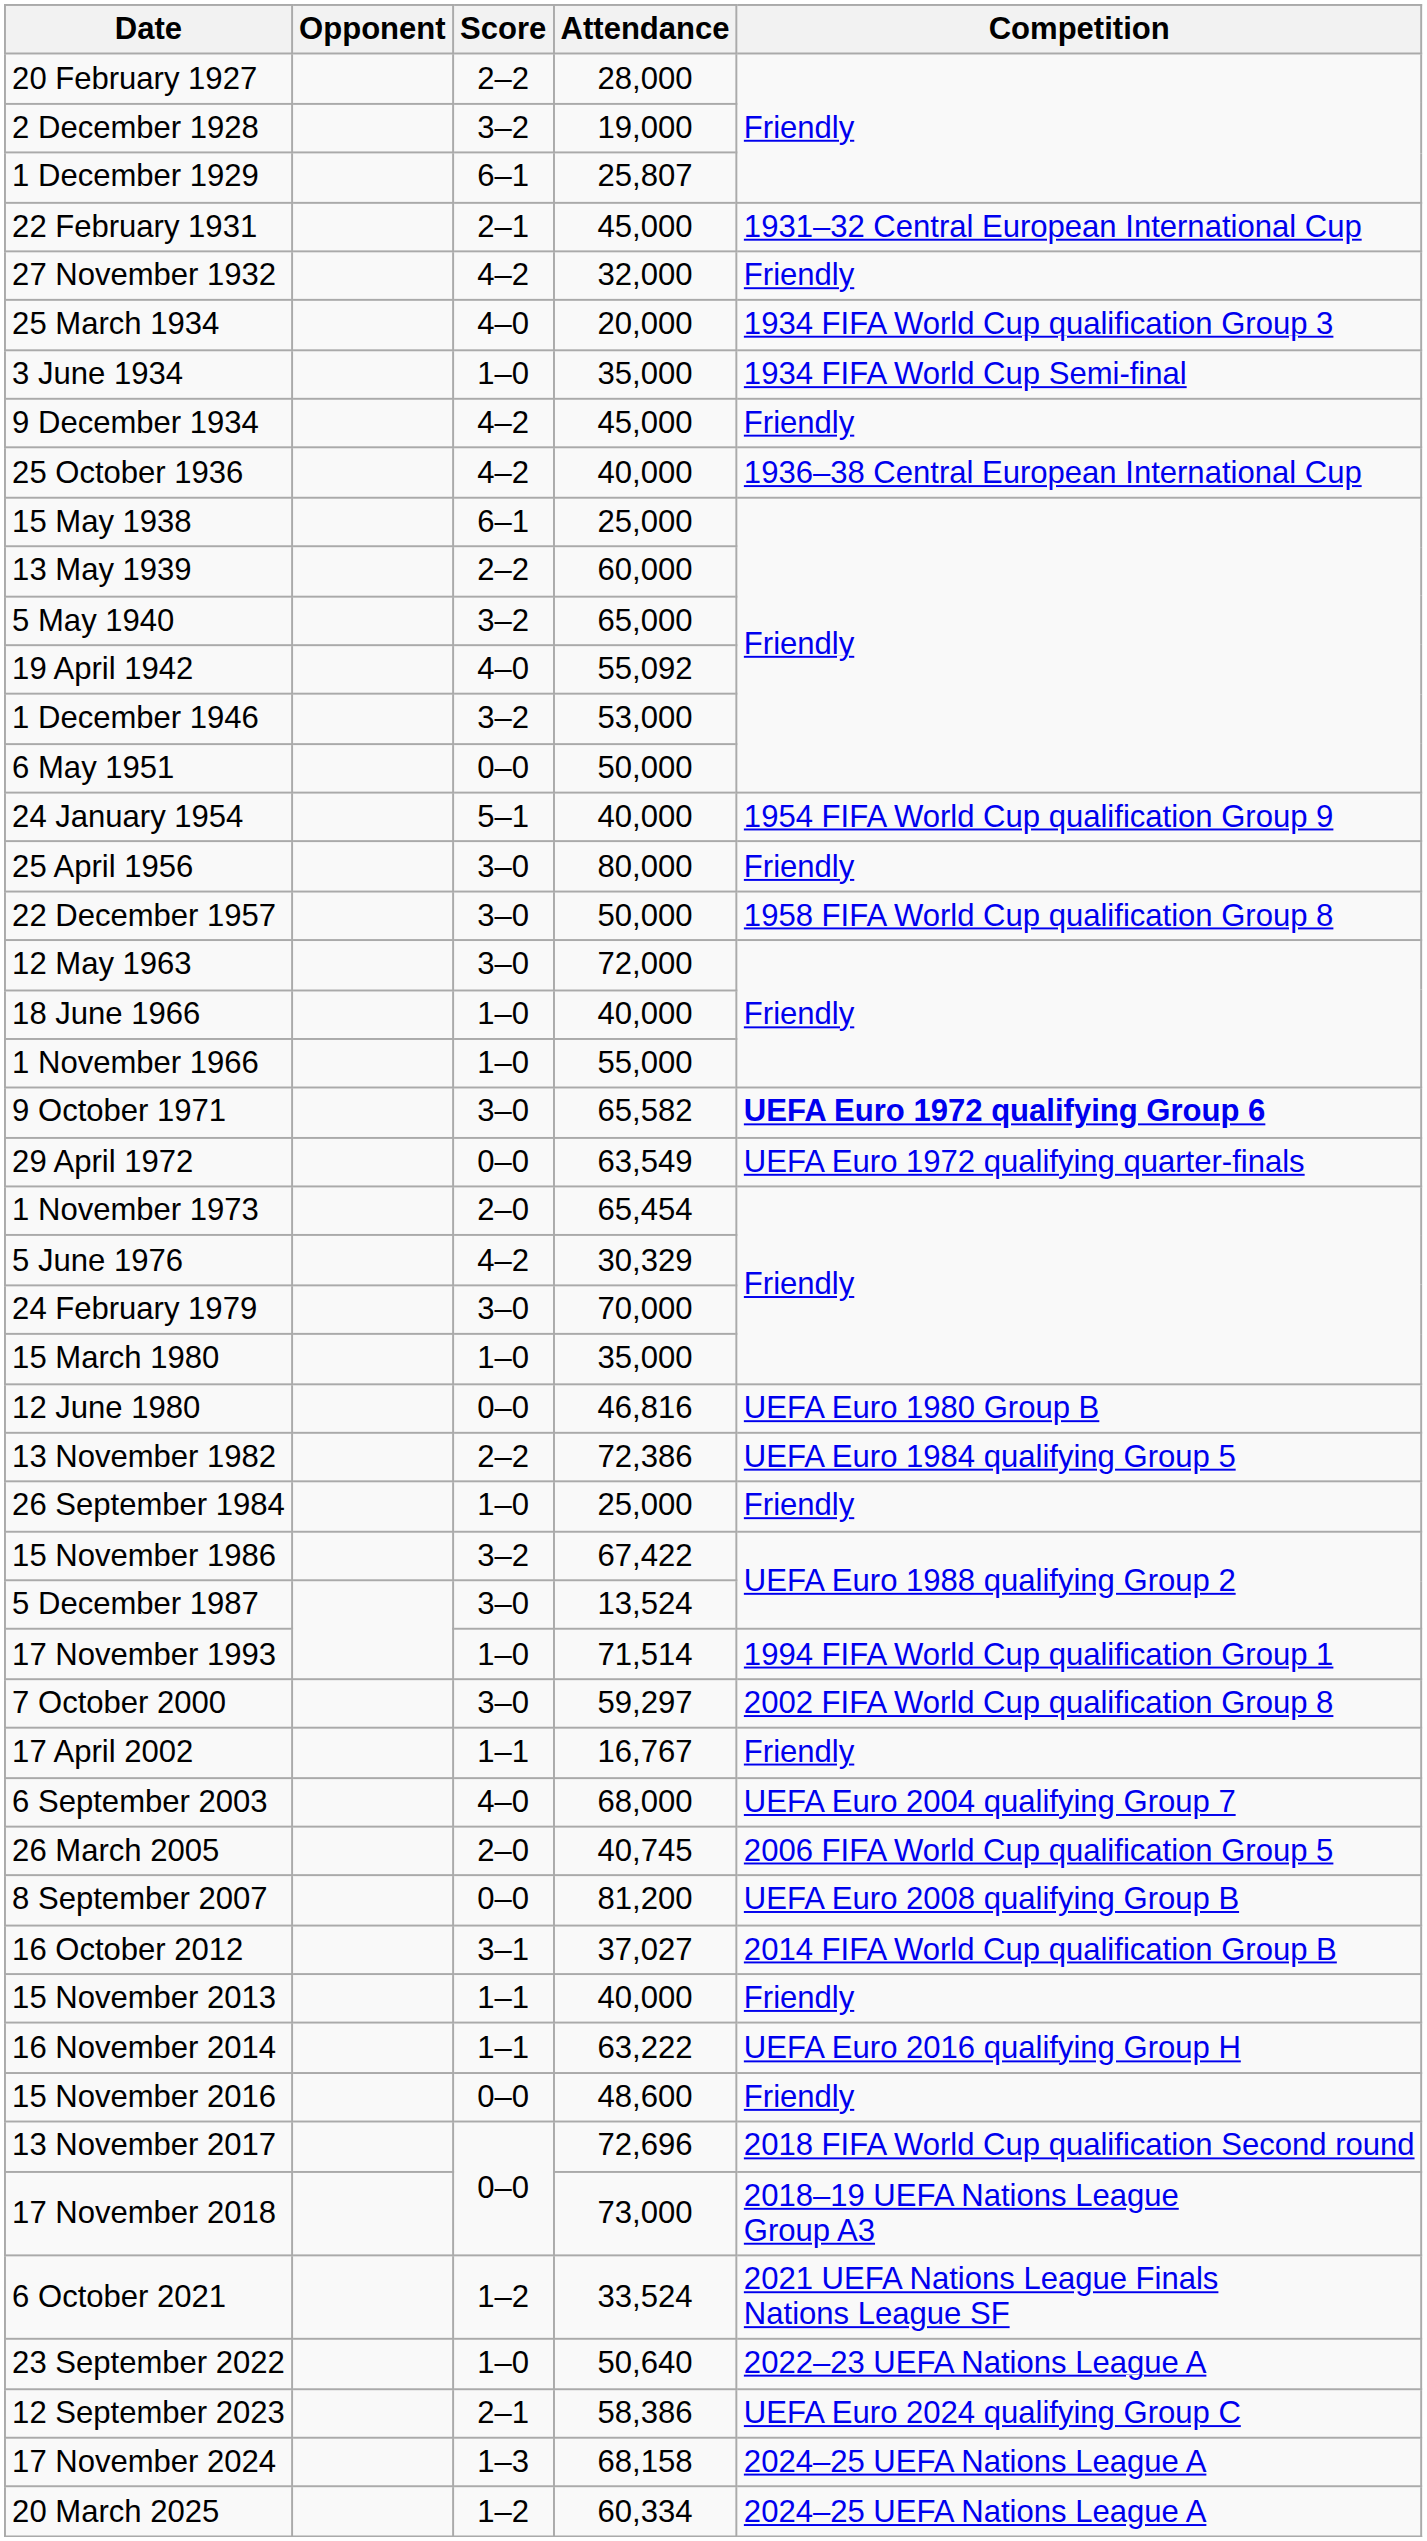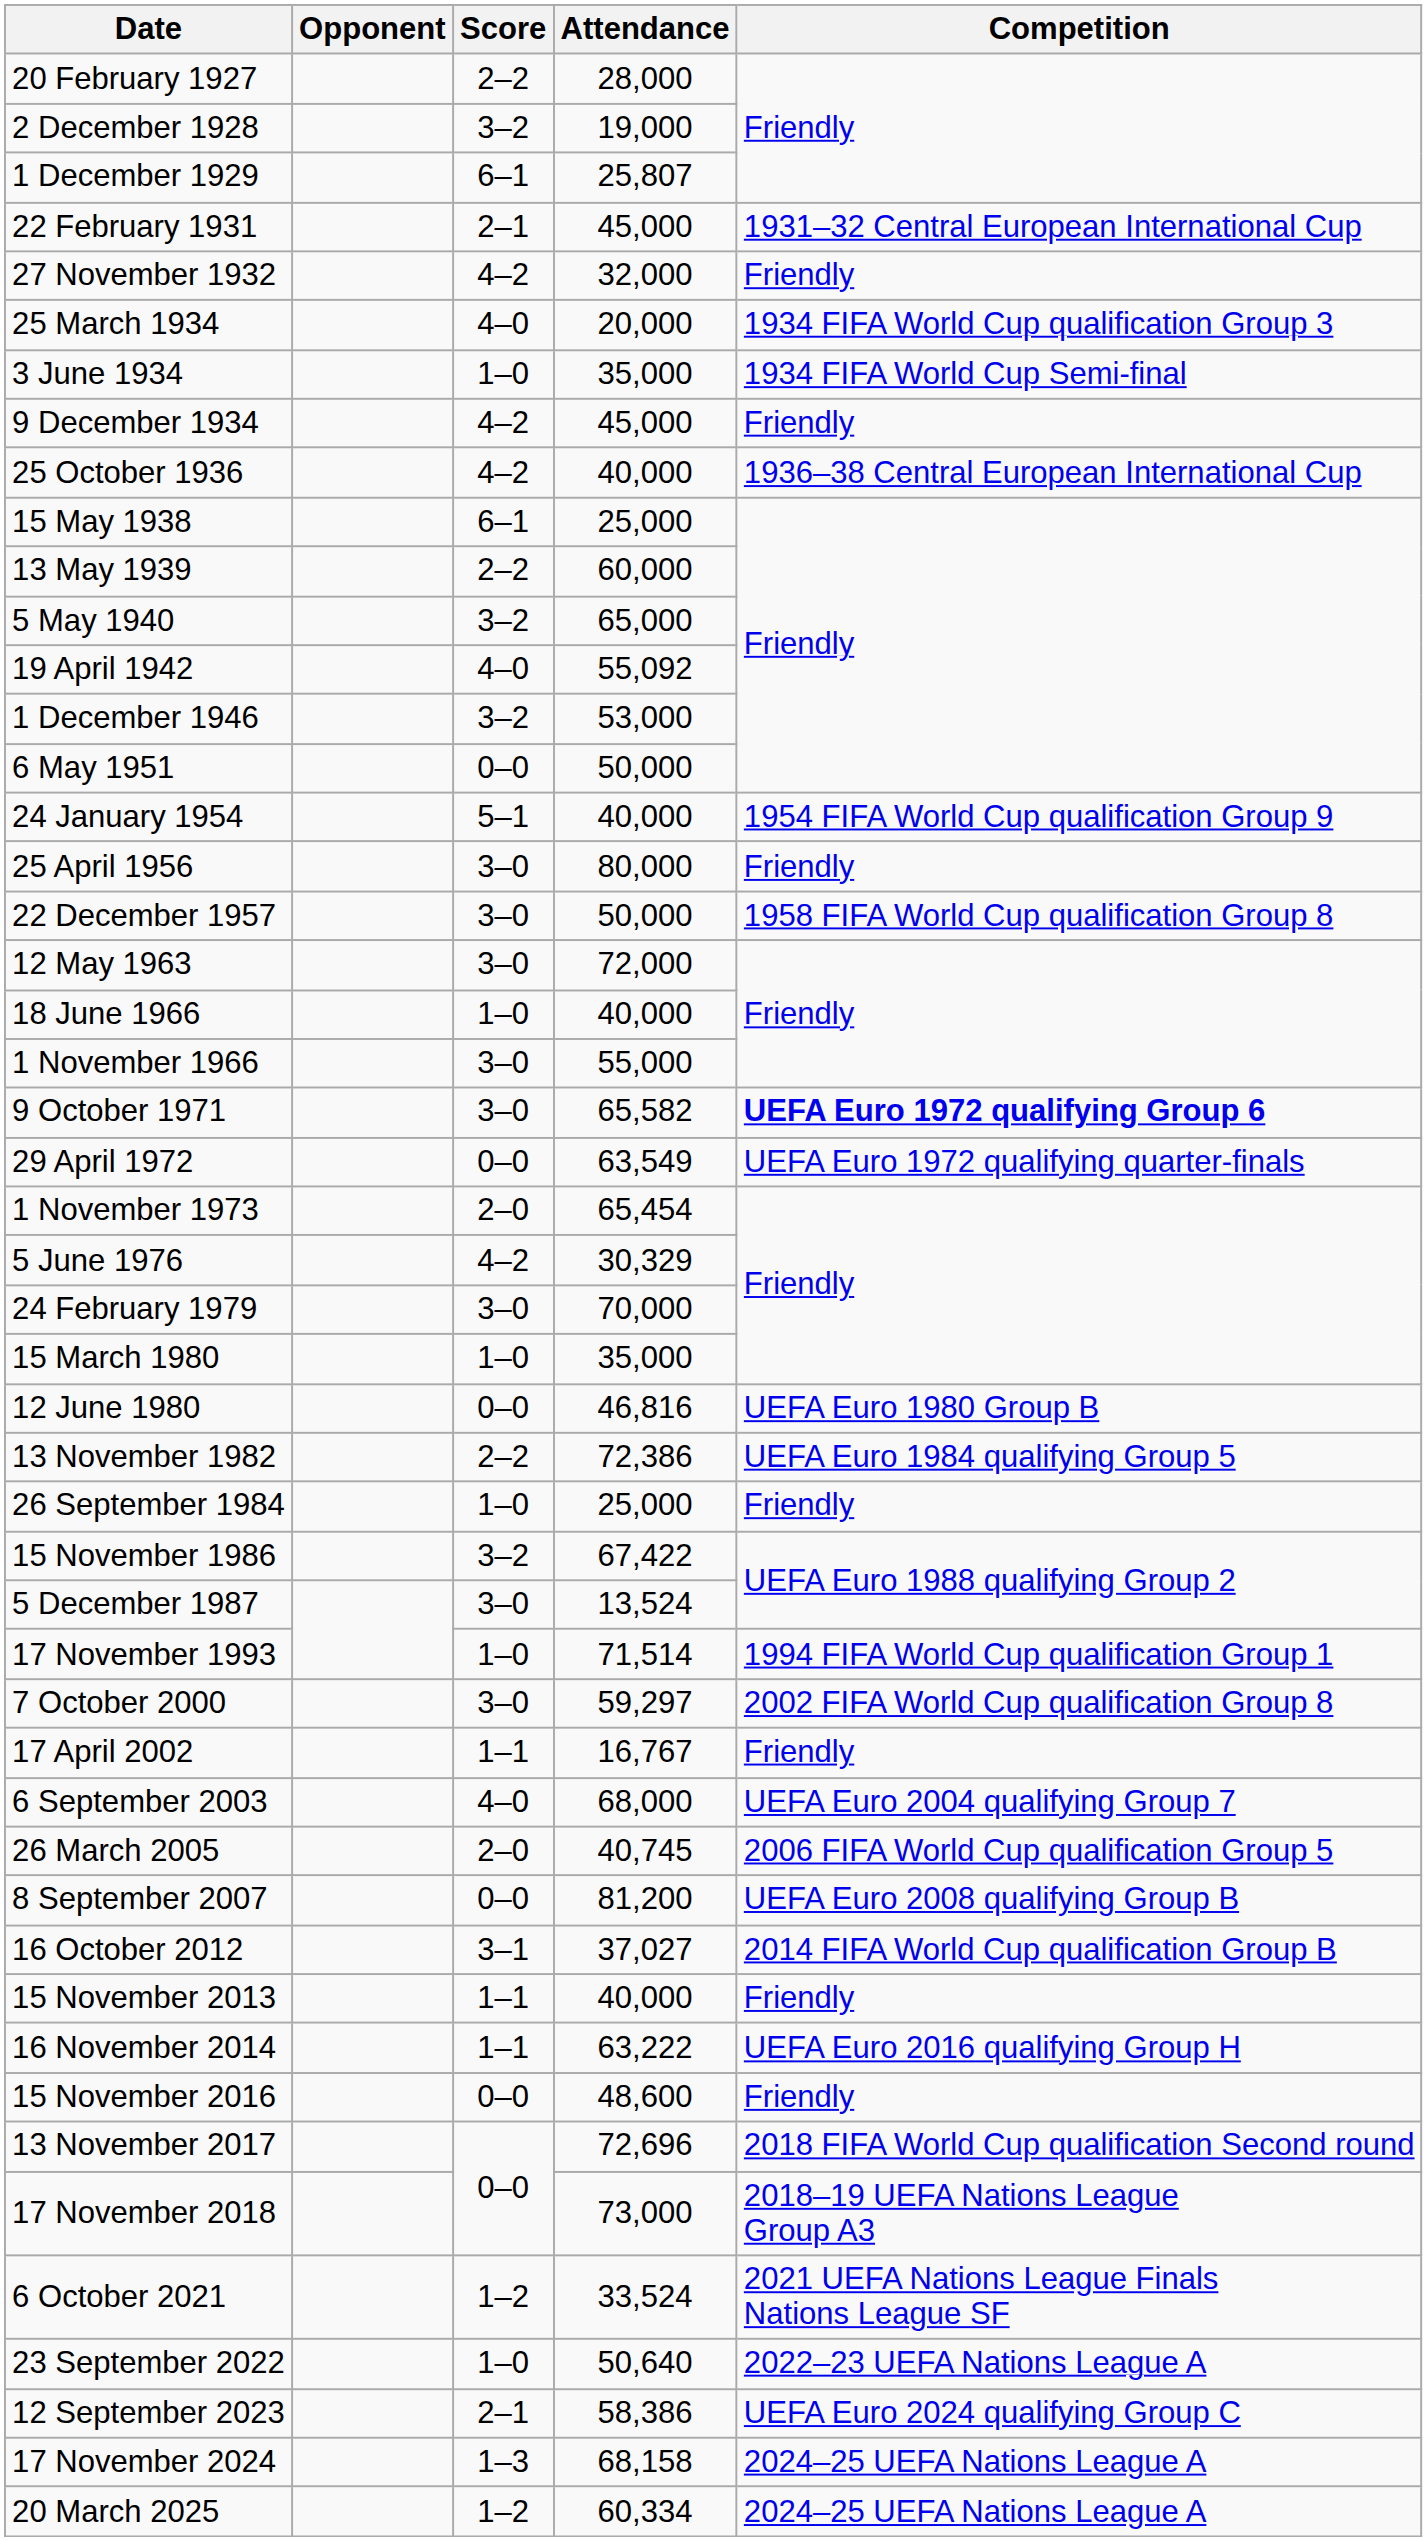(503, 1062) 1–0 -> (503, 1062) 3–0
